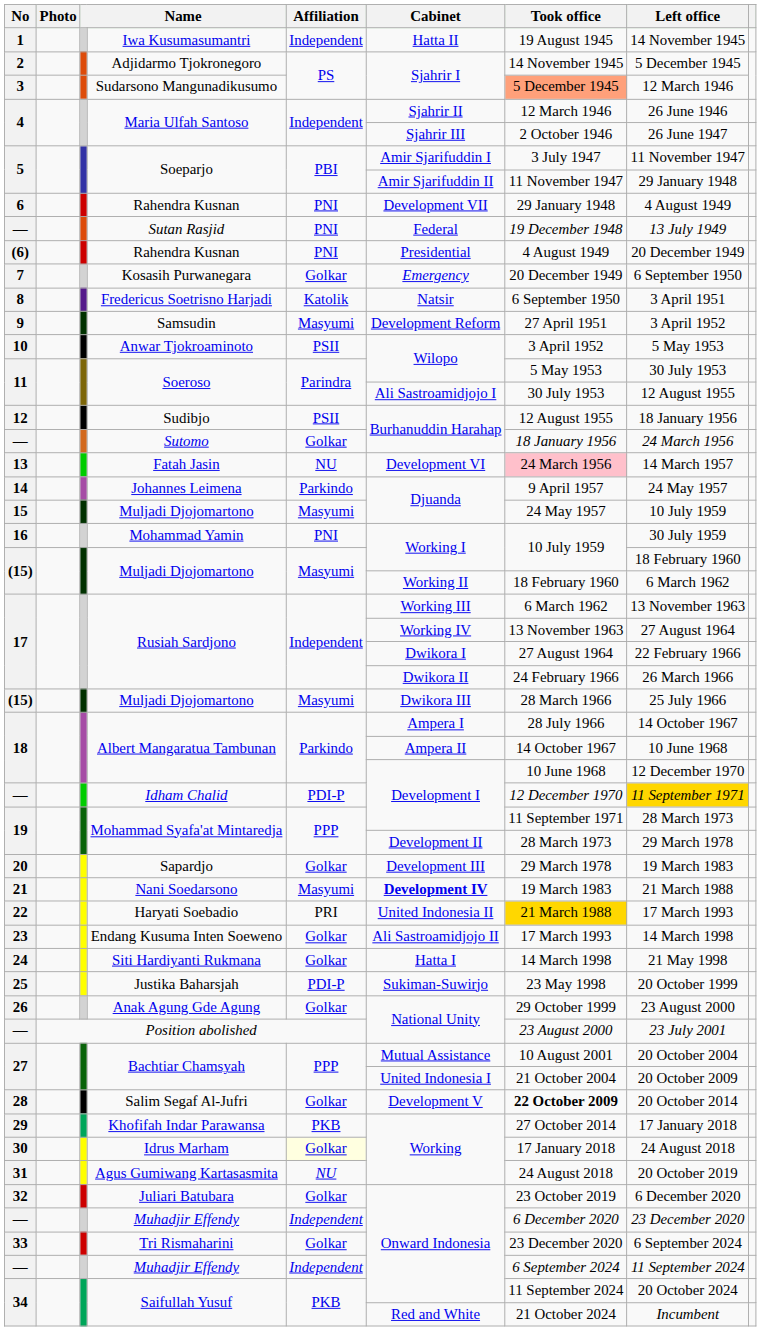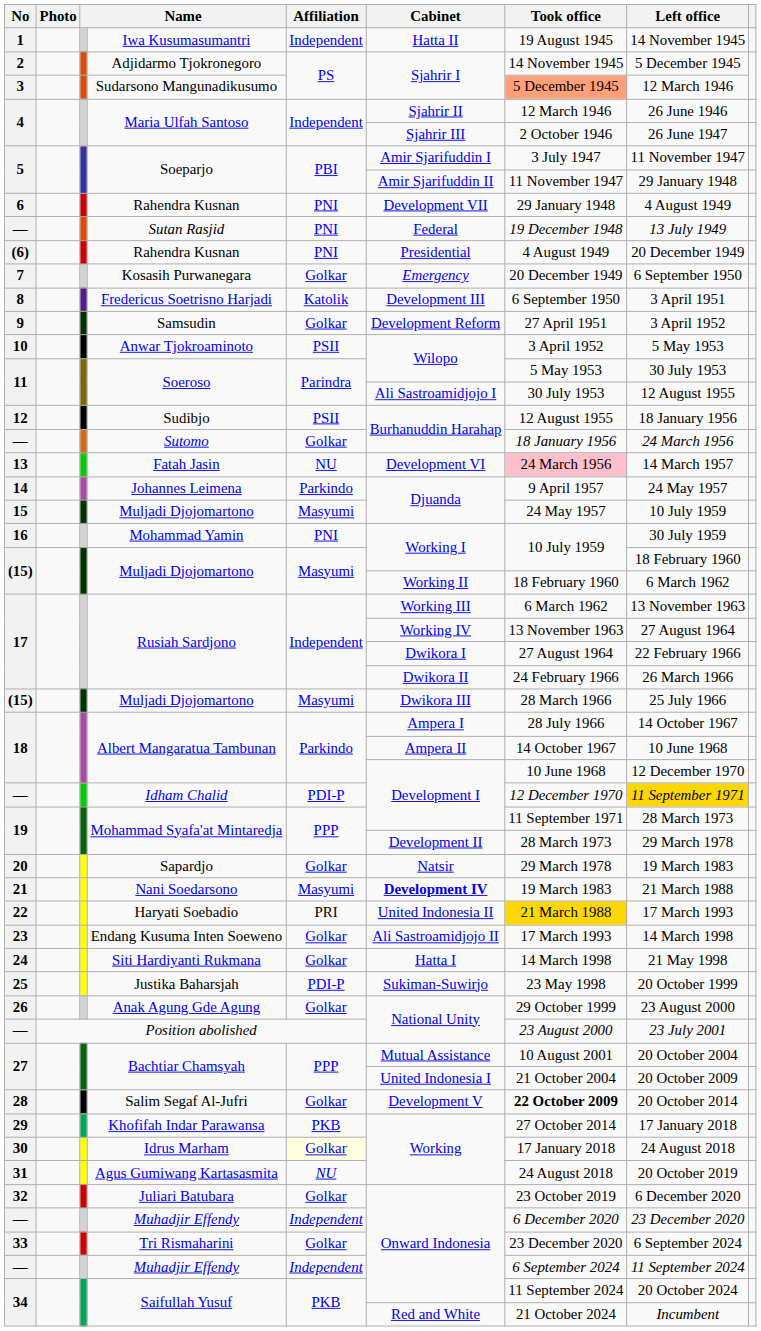(436, 299) Natsir -> (436, 299) Development III
(326, 323) Masyumi -> (326, 323) Golkar
(436, 865) Development III -> (436, 865) Natsir
